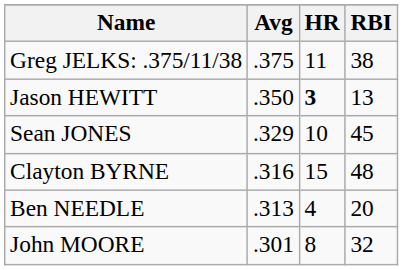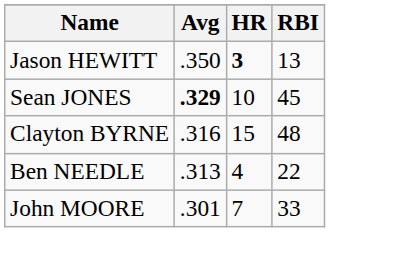- row: (126, 60)
(273, 134) normal -> (200, 97) bold
(362, 208) 20 -> (289, 171) 22
(310, 245) 8 -> (237, 208) 7
(362, 245) 32 -> (289, 208) 33
